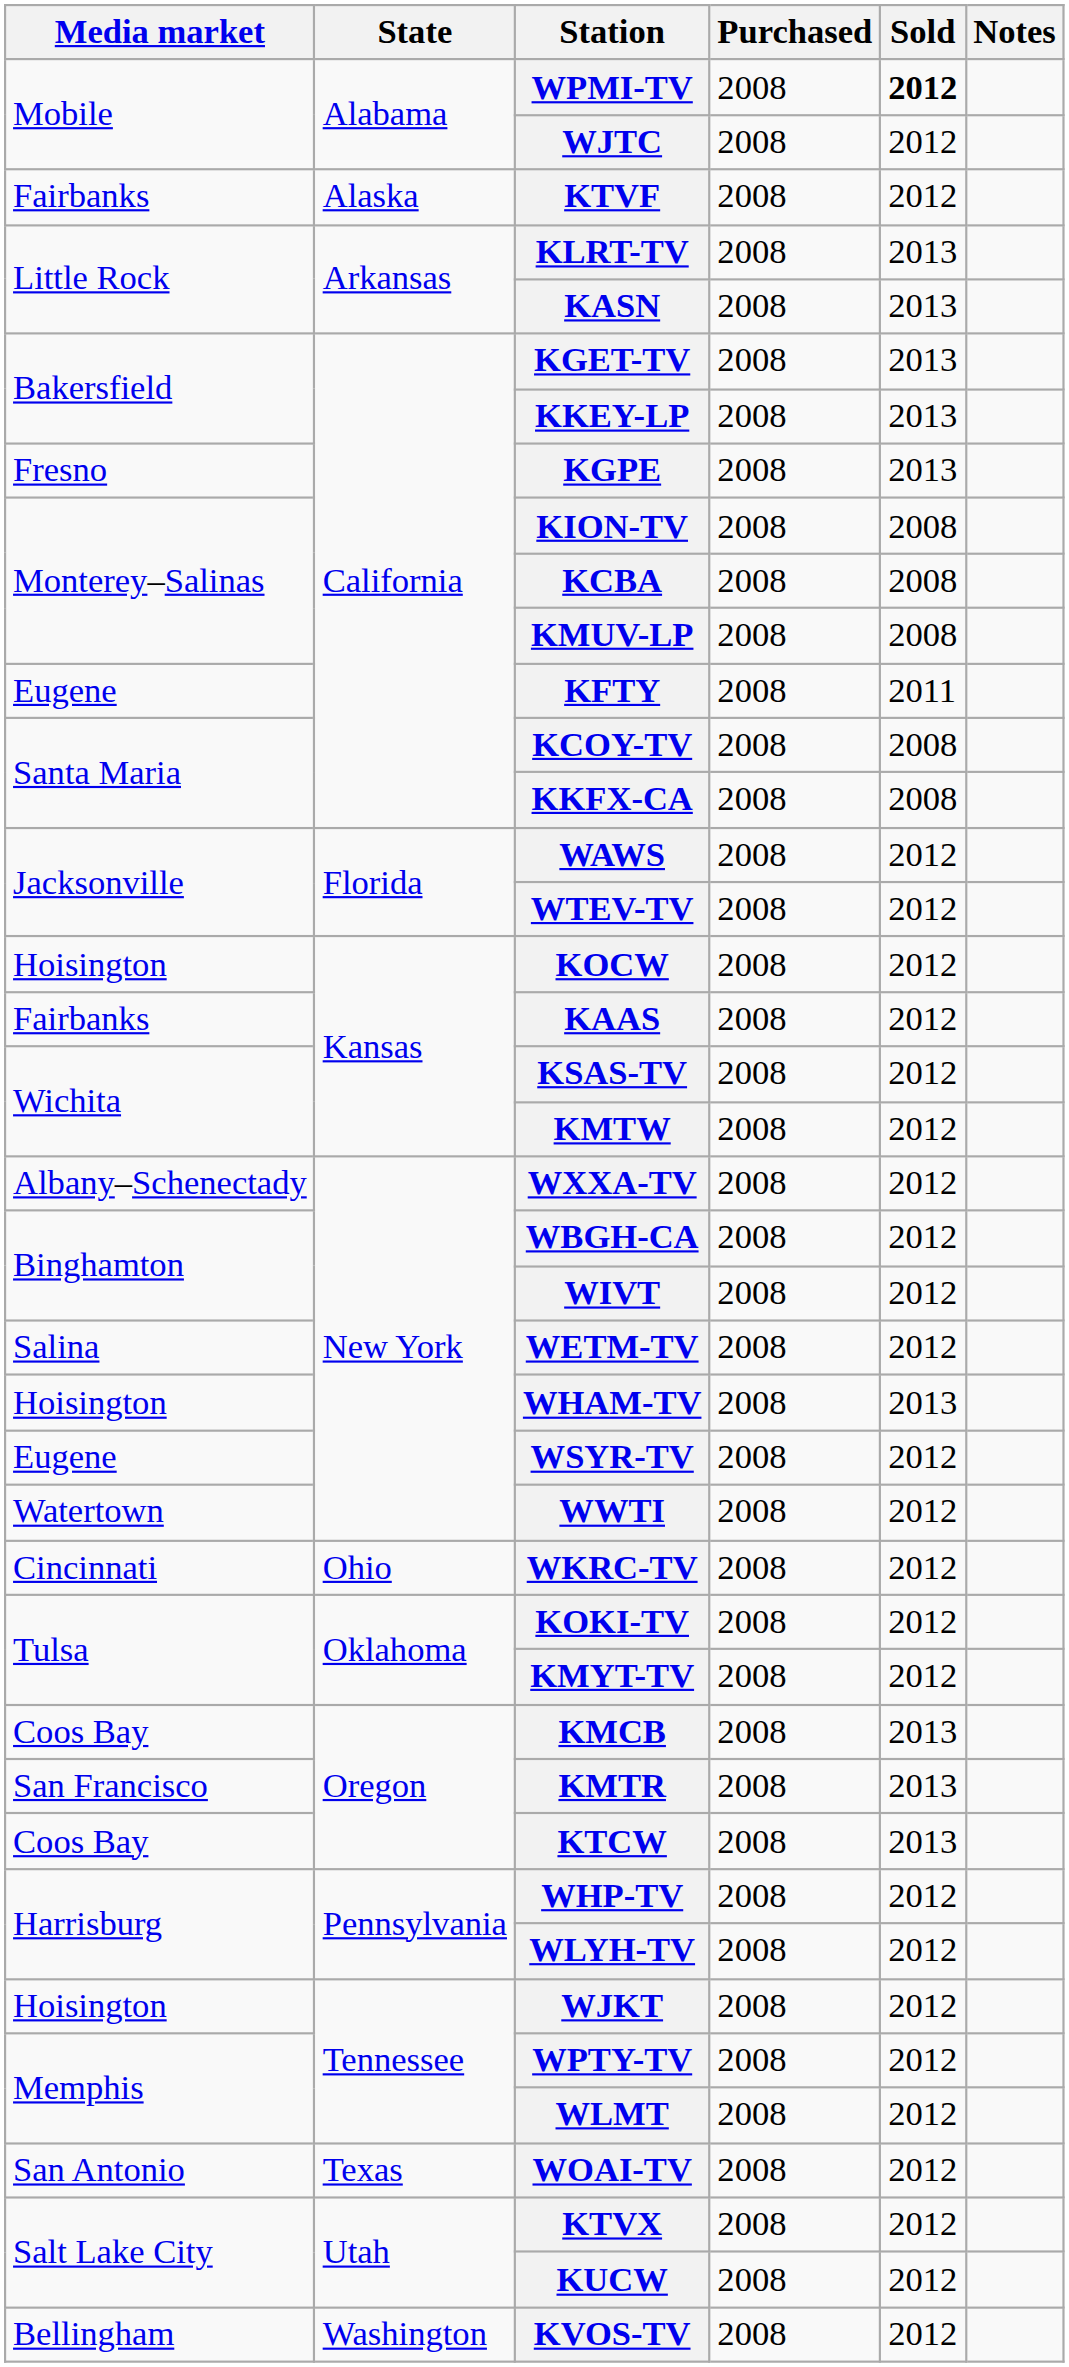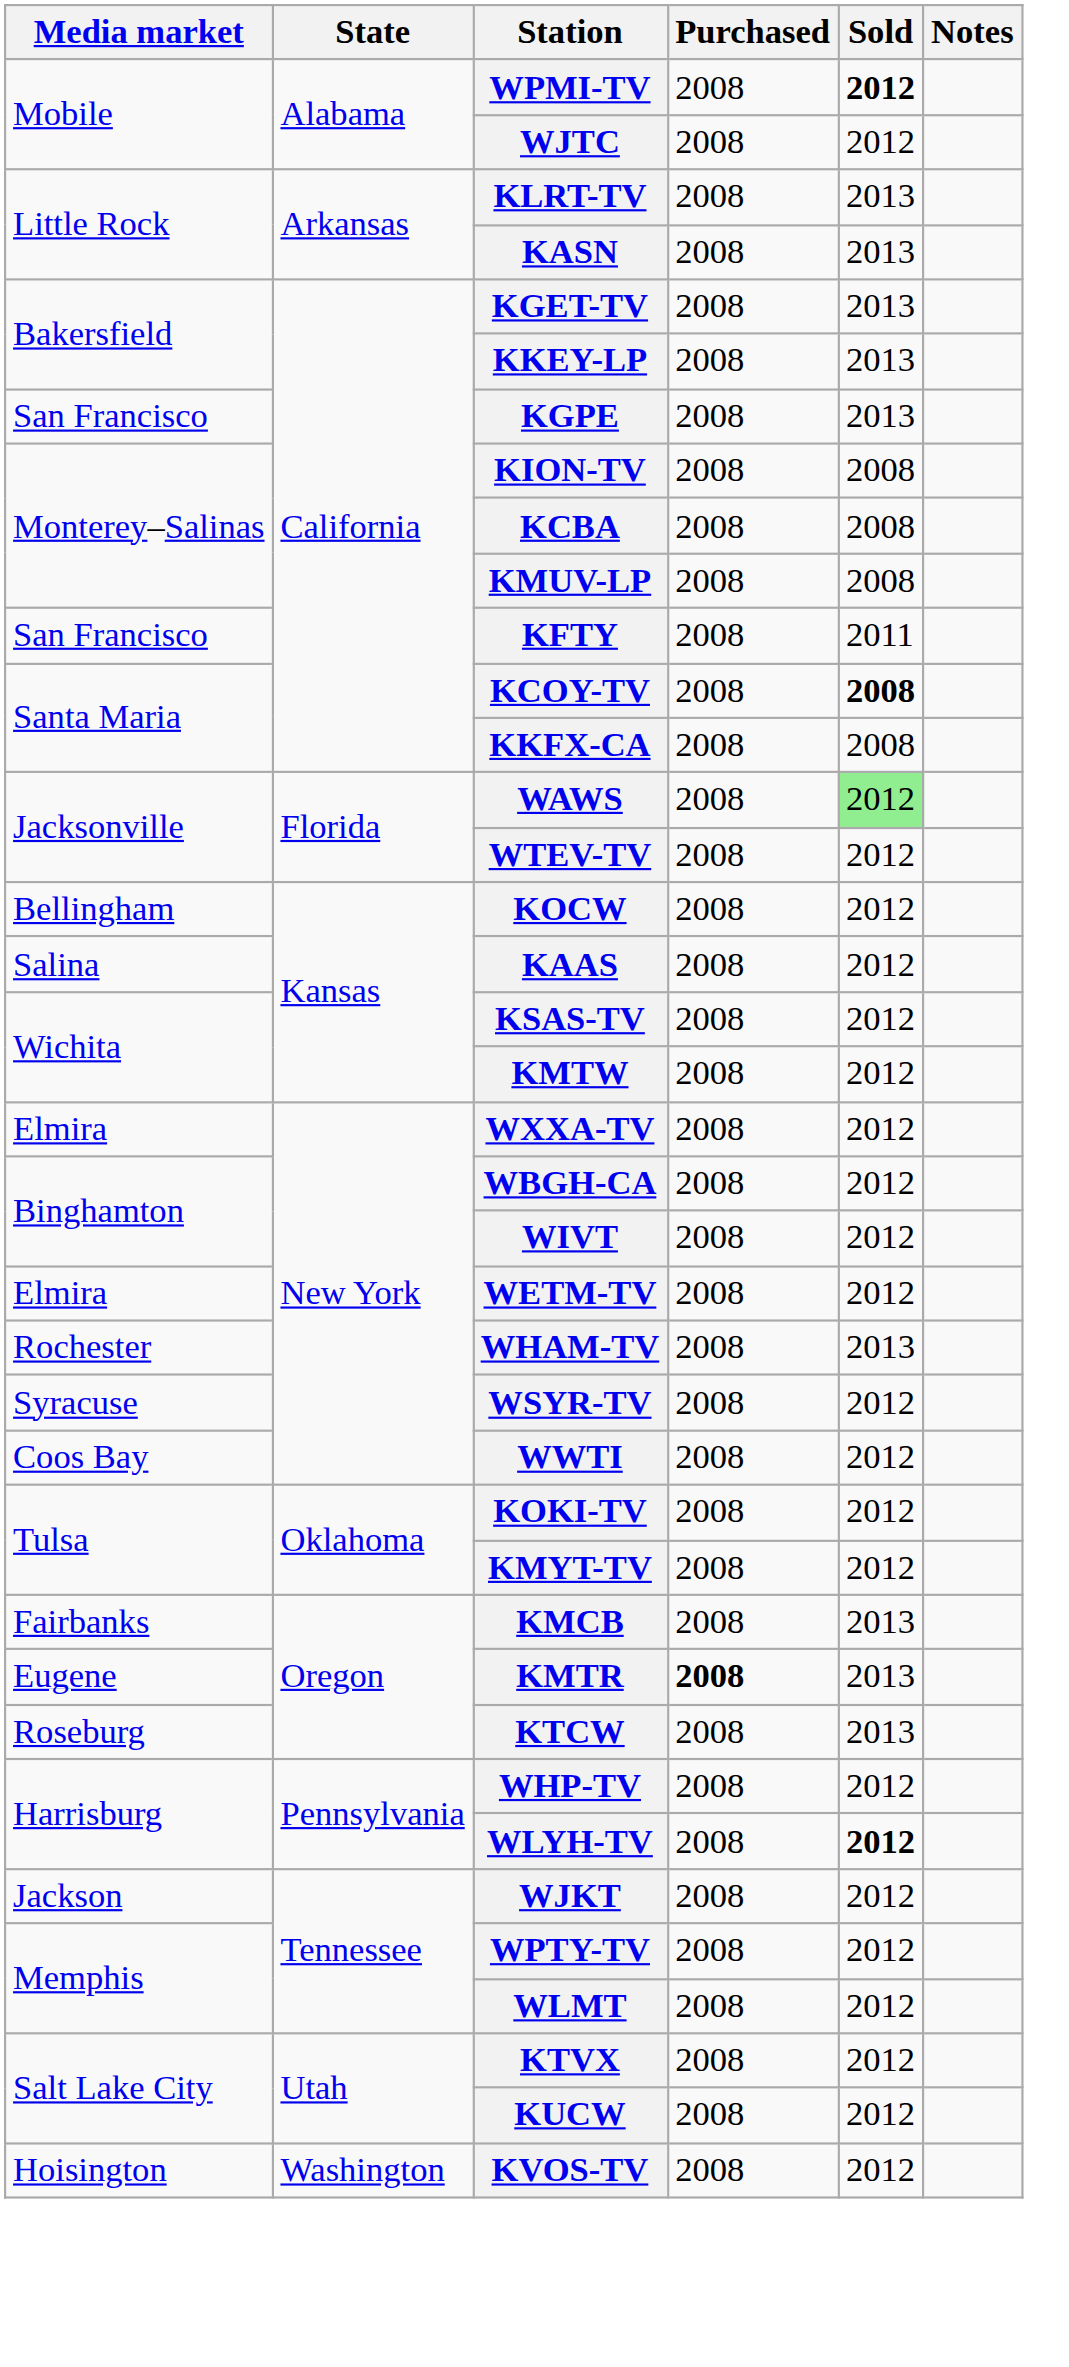- row: (612, 196)
(60, 470) Fresno -> (110, 415) San Francisco
(65, 689) Eugene -> (110, 634) San Francisco
(923, 744) normal -> (881, 689) bold
(923, 854) no background -> (881, 799) lightgreen background
(90, 963) Hoisington -> (94, 908) Bellingham
(81, 1018) Fairbanks -> (56, 963) Salina
(160, 1182) Albany–Schenectady -> (60, 1128) Elmira
(56, 1347) Salina -> (60, 1292) Elmira
(90, 1402) Hoisington -> (82, 1347) Rochester
(65, 1456) Eugene -> (75, 1402) Syracuse
(88, 1511) Watertown -> (81, 1456) Coos Bay
- row: (612, 1566)
(81, 1731) Coos Bay -> (81, 1621) Fairbanks
(110, 1785) San Francisco -> (65, 1676) Eugene
(752, 1785) normal -> (710, 1676) bold
(81, 1840) Coos Bay -> (79, 1731) Roseburg
(923, 1950) normal -> (881, 1840) bold
(90, 2005) Hoisington -> (68, 1895) Jackson
- row: (612, 2169)
(94, 2333) Bellingham -> (90, 2169) Hoisington
